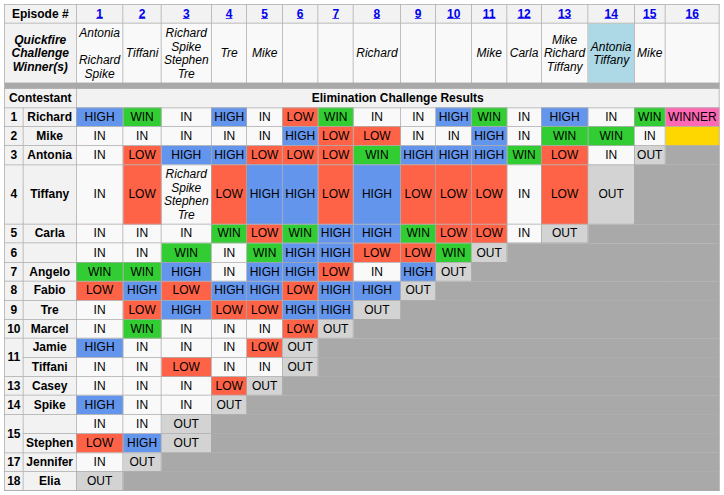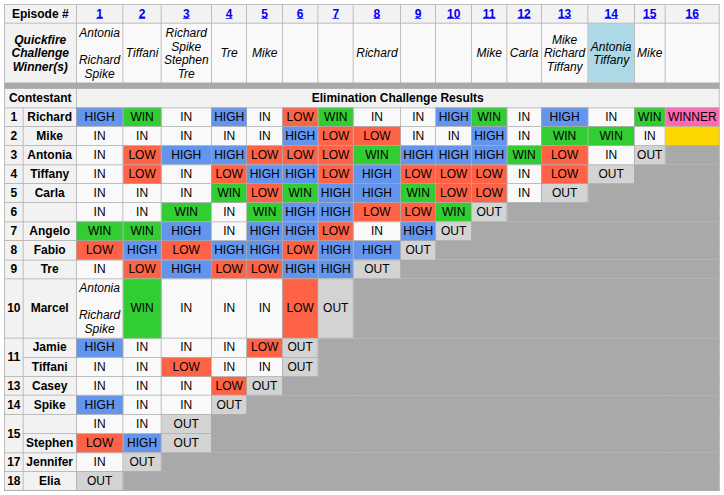(186, 194) Richard Spike Stephen Tre -> (186, 174) IN
(100, 328) IN -> (100, 308) Antonia Richard Spike
